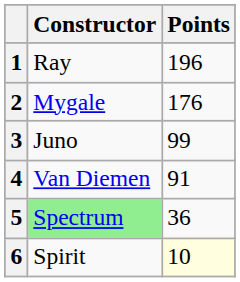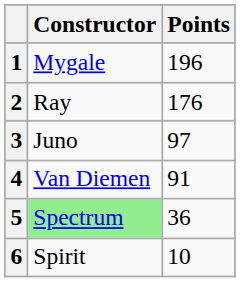(52, 62) Ray -> (69, 62) Mygale
(69, 101) Mygale -> (52, 101) Ray
(179, 139) 99 -> (179, 139) 97
(179, 256) lightyellow background -> (179, 256) no background
